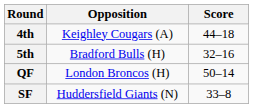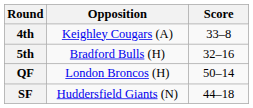(219, 34) 44–18 -> (219, 34) 33–8
(219, 93) 33–8 -> (219, 93) 44–18
